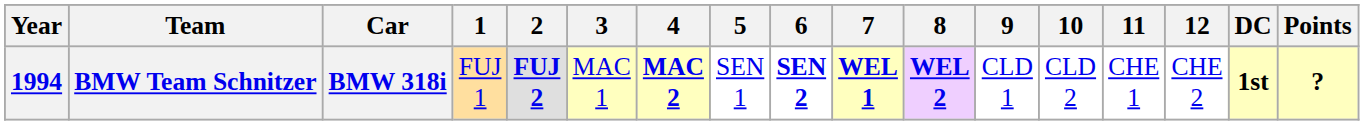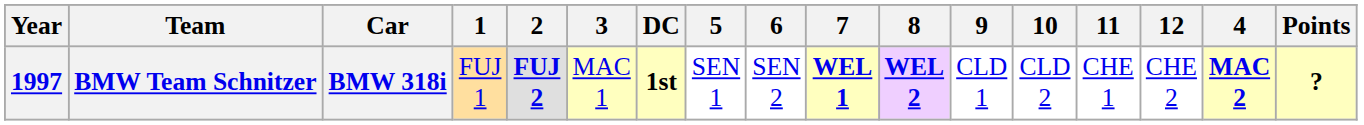columns swapped: (673, 25) <-> (1253, 25)
(37, 82) 1994 -> (37, 82) 1997
(801, 82) bold -> (776, 82) normal
